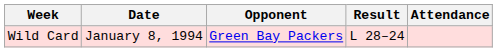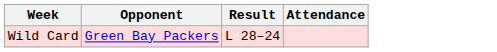- column: (144, 15)
